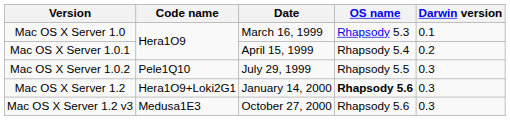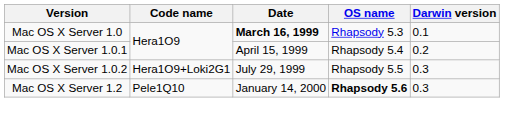(282, 32) normal -> (277, 32) bold
(164, 69) Pele1Q10 -> (181, 69) Hera1O9+Loki2G1
(187, 87) Hera1O9+Loki2G1 -> (159, 87) Pele1Q10
- row: (70, 106)
